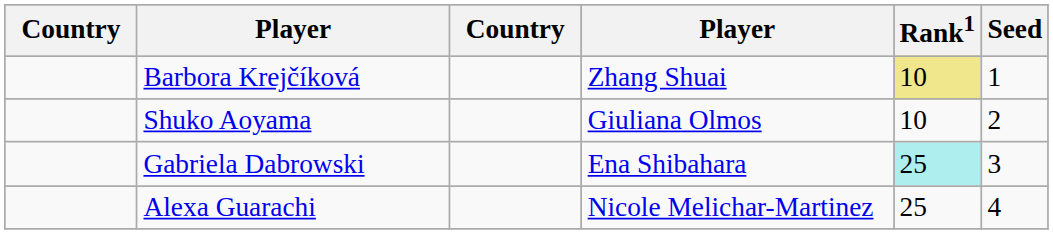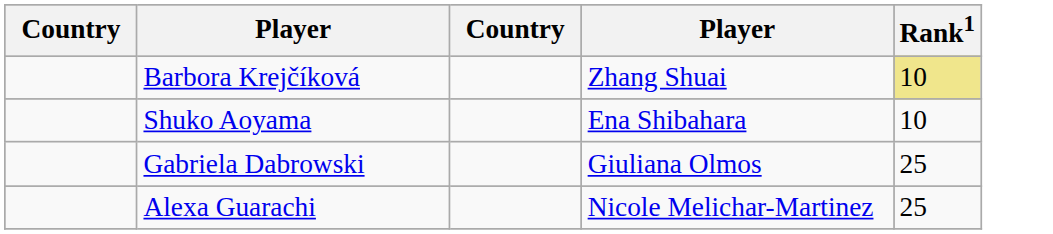- column: (1015, 29)
(675, 120) Giuliana Olmos -> (667, 120) Ena Shibahara
(667, 163) Ena Shibahara -> (675, 163) Giuliana Olmos
(913, 163) paleturquoise background -> (913, 163) no background
